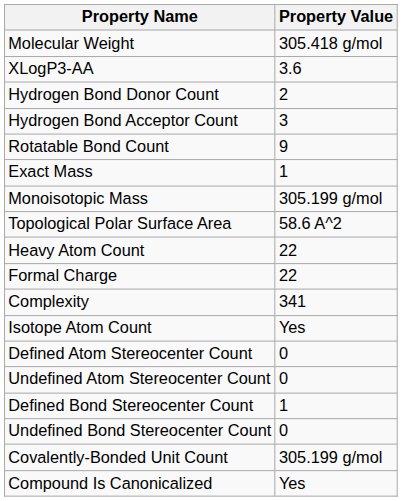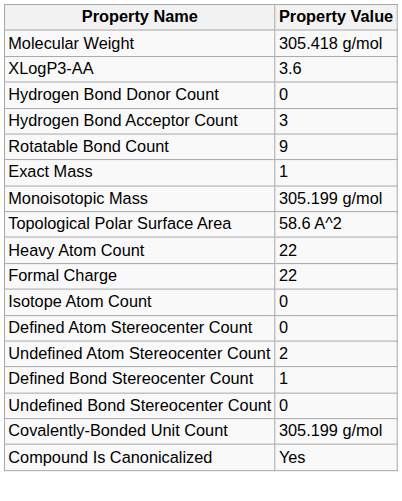(283, 95) 2 -> (283, 95) 0
- row: (49, 302)
(292, 328) Yes -> (283, 302) 0
(283, 379) 0 -> (283, 353) 2
